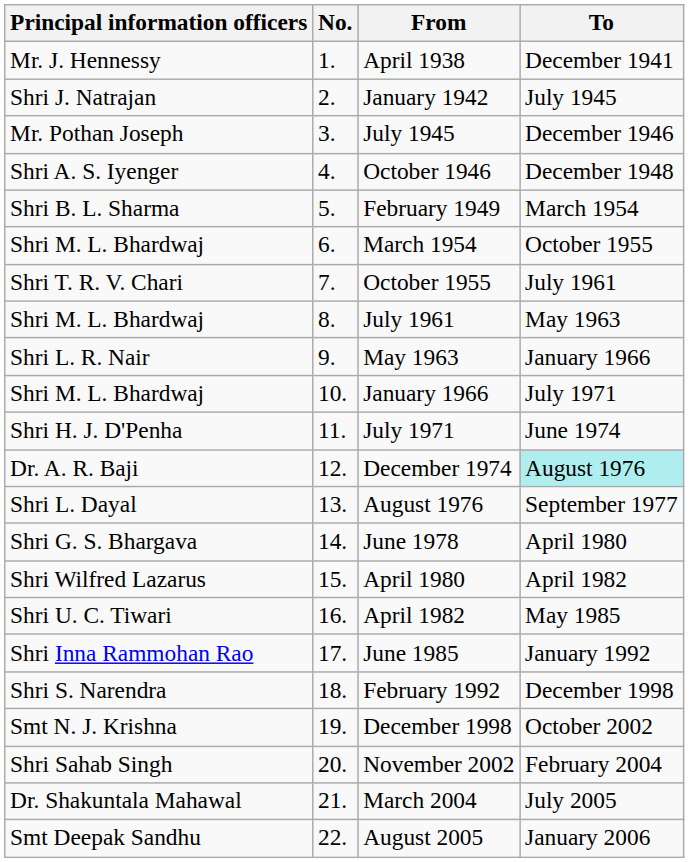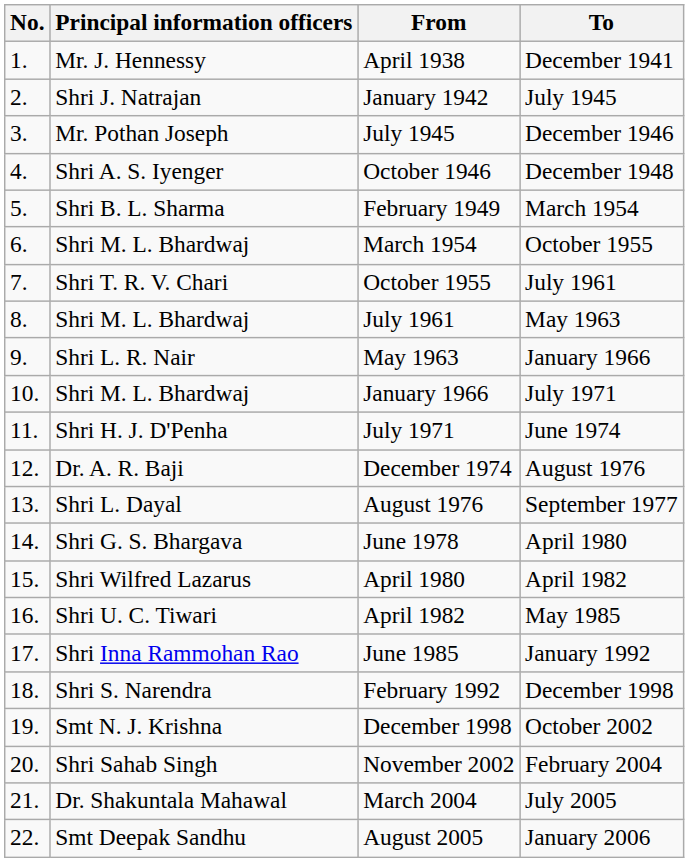columns swapped: (335, 23) <-> (159, 23)
(585, 467) paleturquoise background -> (585, 467) no background
